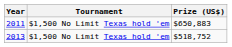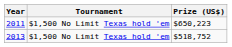(192, 23) $650,883 -> (192, 23) $650,223
